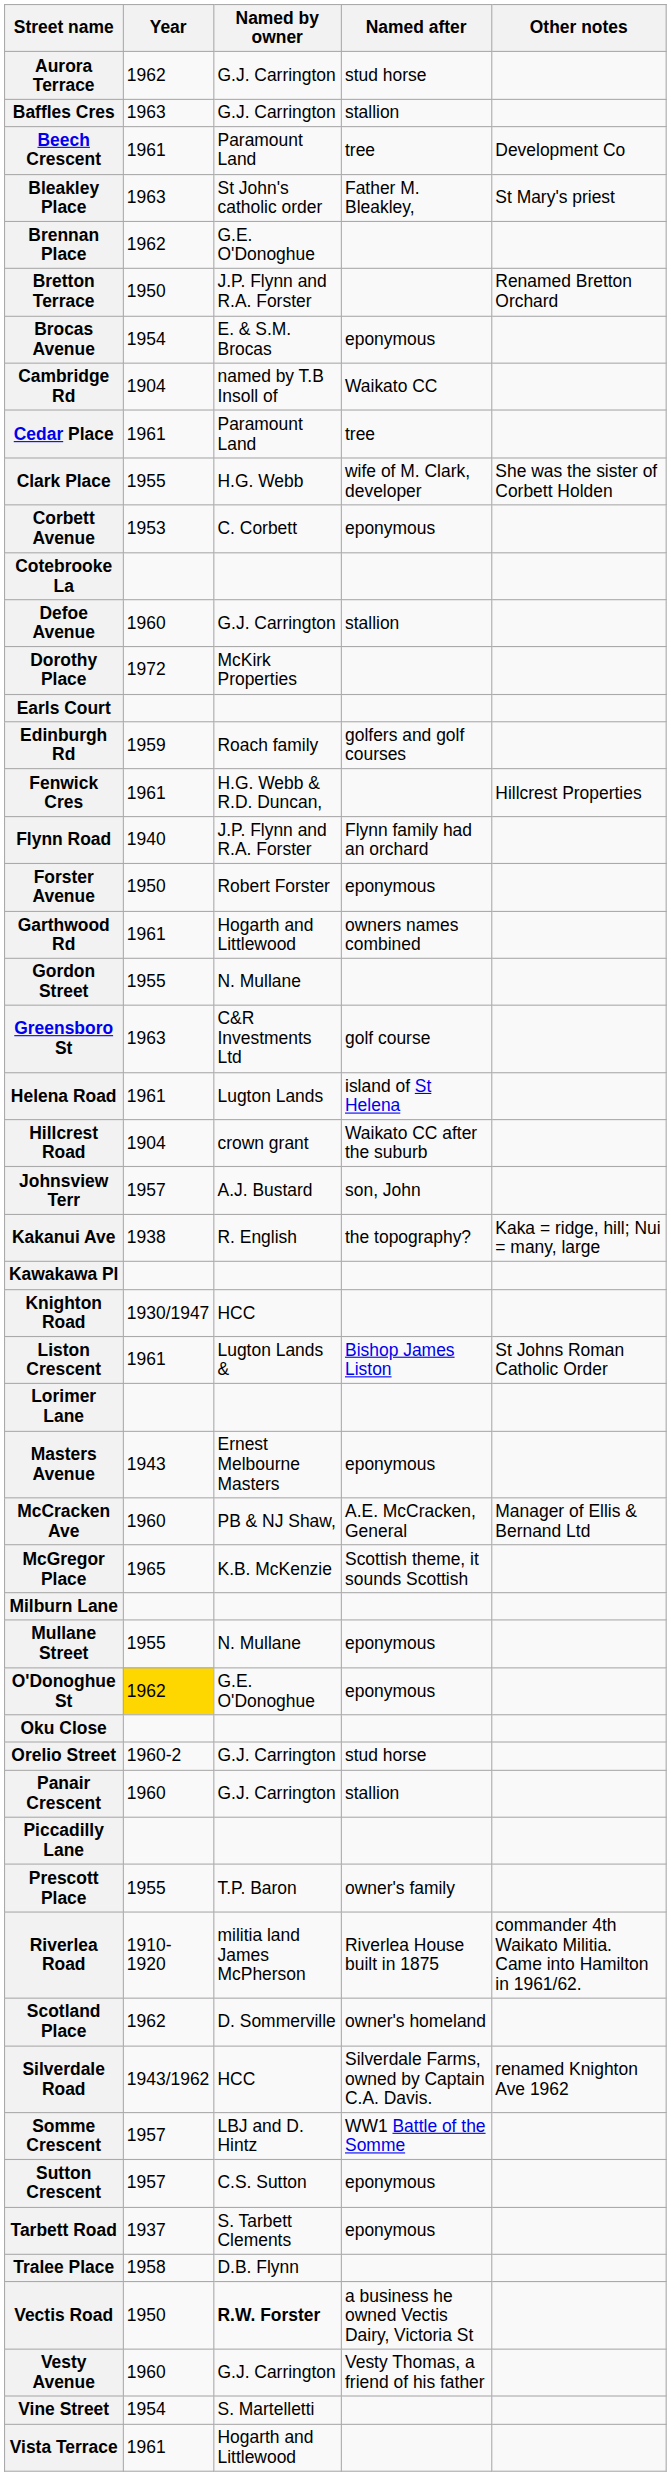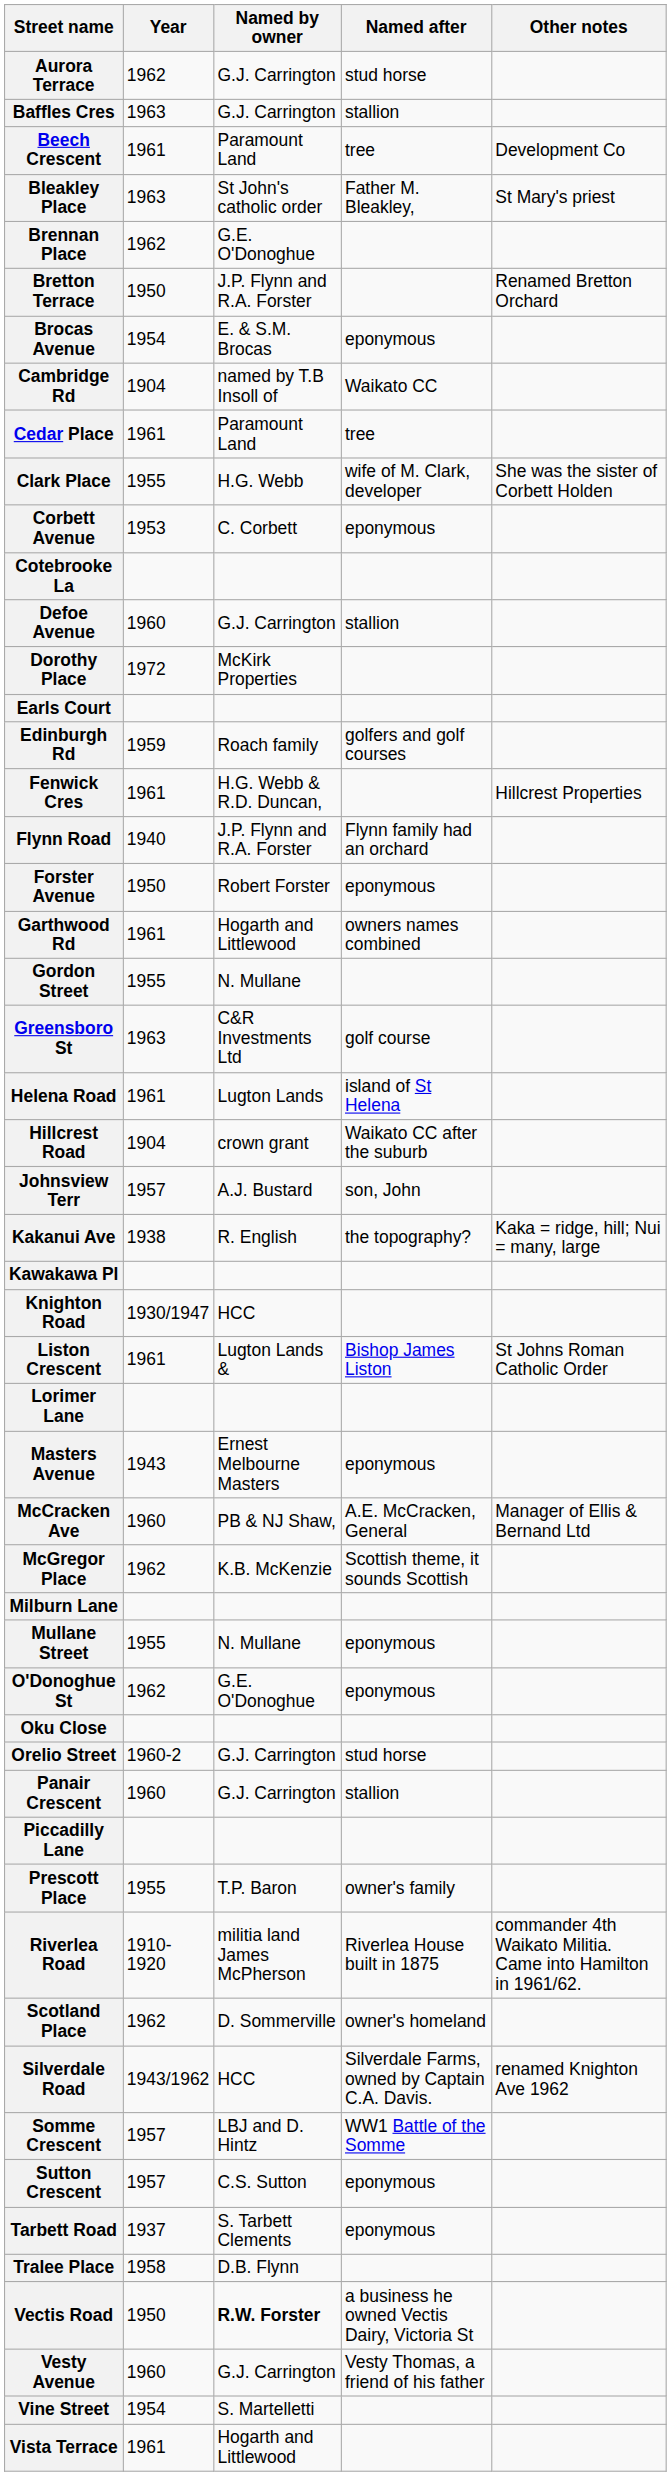(146, 1568) 1965 -> (146, 1568) 1962
(146, 1690) gold background -> (146, 1690) no background
